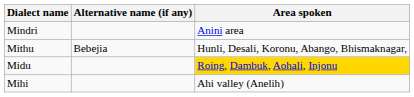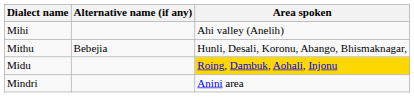rows swapped: (22, 30) <-> (18, 83)
